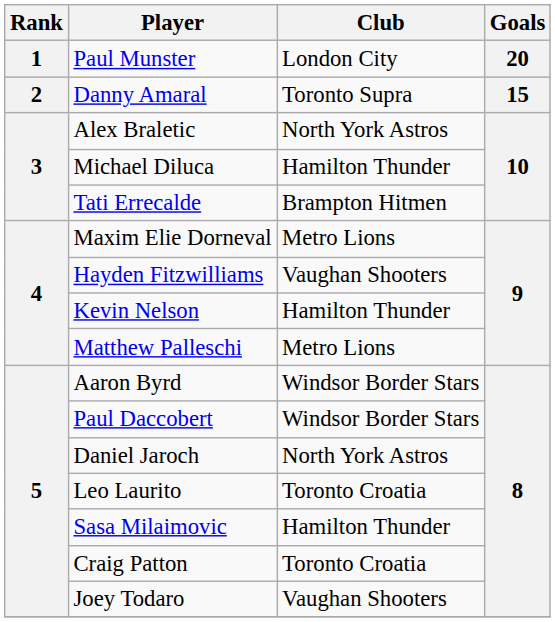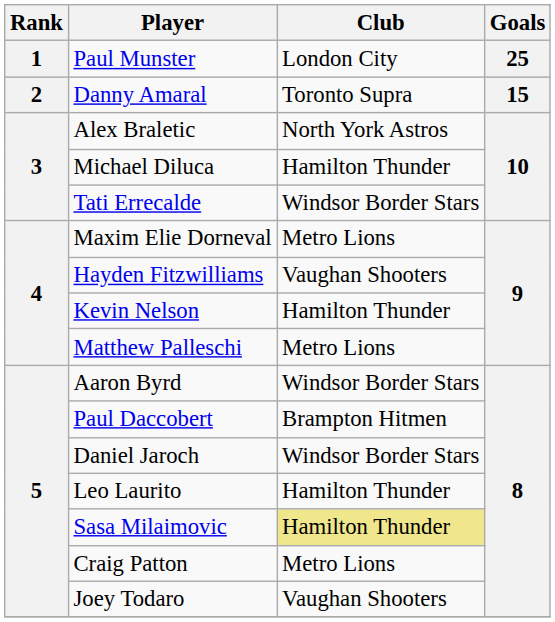(518, 58) 20 -> (518, 58) 25
(364, 202) Brampton Hitmen -> (381, 202) Windsor Border Stars
(381, 418) Windsor Border Stars -> (364, 418) Brampton Hitmen
(365, 454) North York Astros -> (381, 454) Windsor Border Stars
(354, 490) Toronto Croatia -> (366, 490) Hamilton Thunder
(366, 526) no background -> (366, 526) khaki background
(354, 563) Toronto Croatia -> (339, 563) Metro Lions
